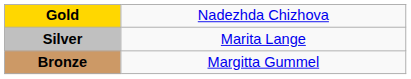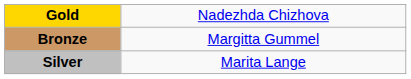rows swapped: (63, 39) <-> (63, 62)
